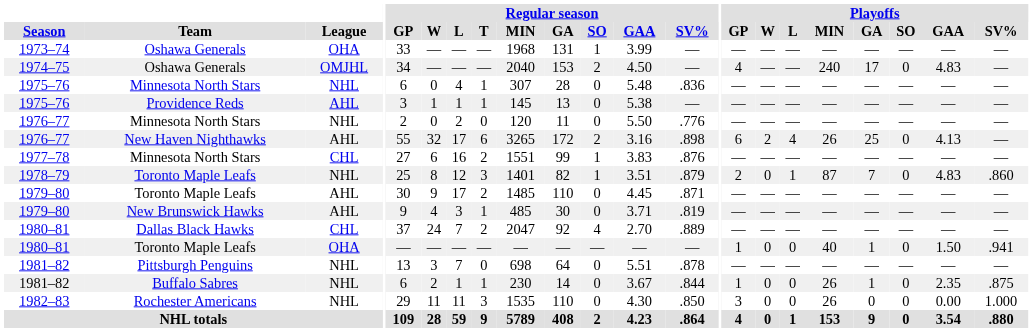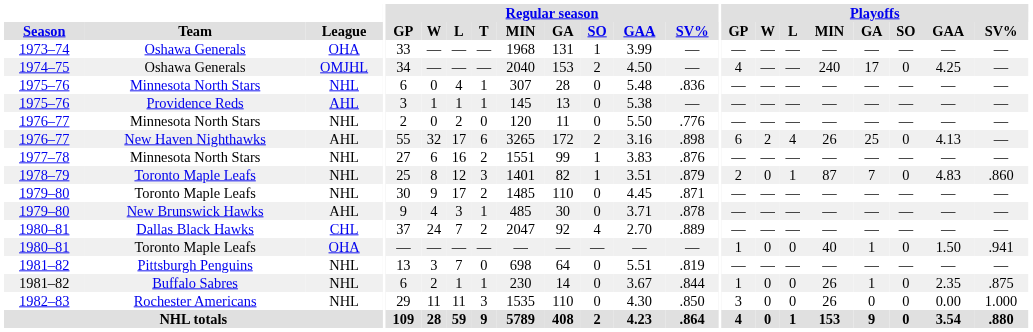(948, 67) 4.83 -> (948, 67) 4.25
(344, 157) CHL -> (344, 157) NHL
(344, 193) AHL -> (344, 193) NHL
(692, 211) .819 -> (692, 211) .878
(692, 265) .878 -> (692, 265) .819
